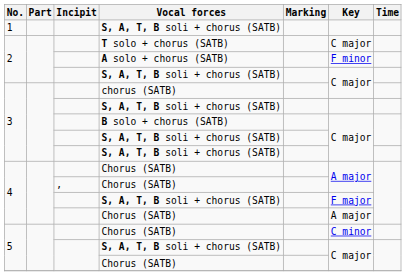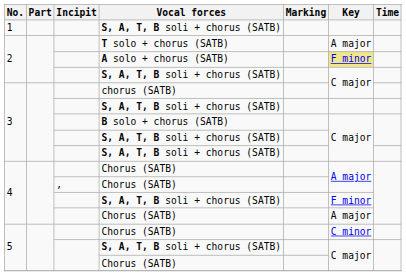(351, 44) C major -> (351, 44) A major
(351, 59) no background -> (351, 59) khaki background
(351, 200) F major -> (351, 200) F minor
